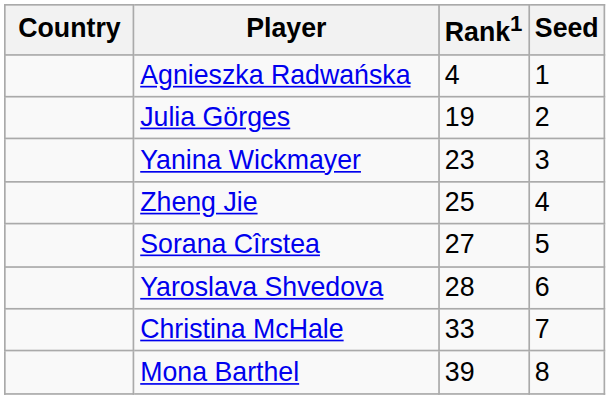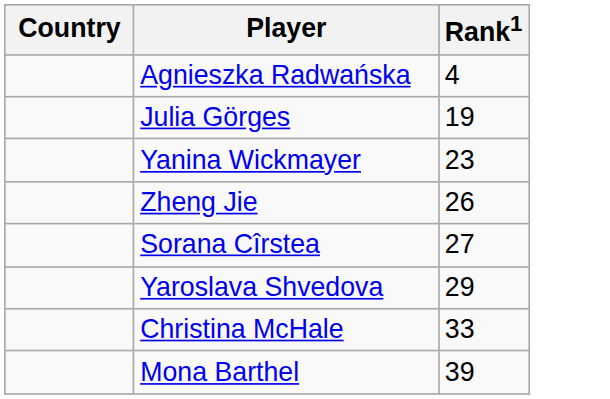- column: (567, 29)
(460, 202) 25 -> (460, 202) 26
(460, 287) 28 -> (460, 287) 29
